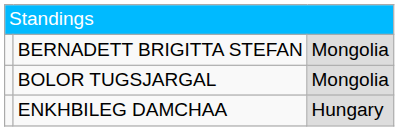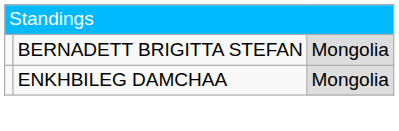- row: (117, 79)
(347, 110) Hungary -> (350, 79) Mongolia
